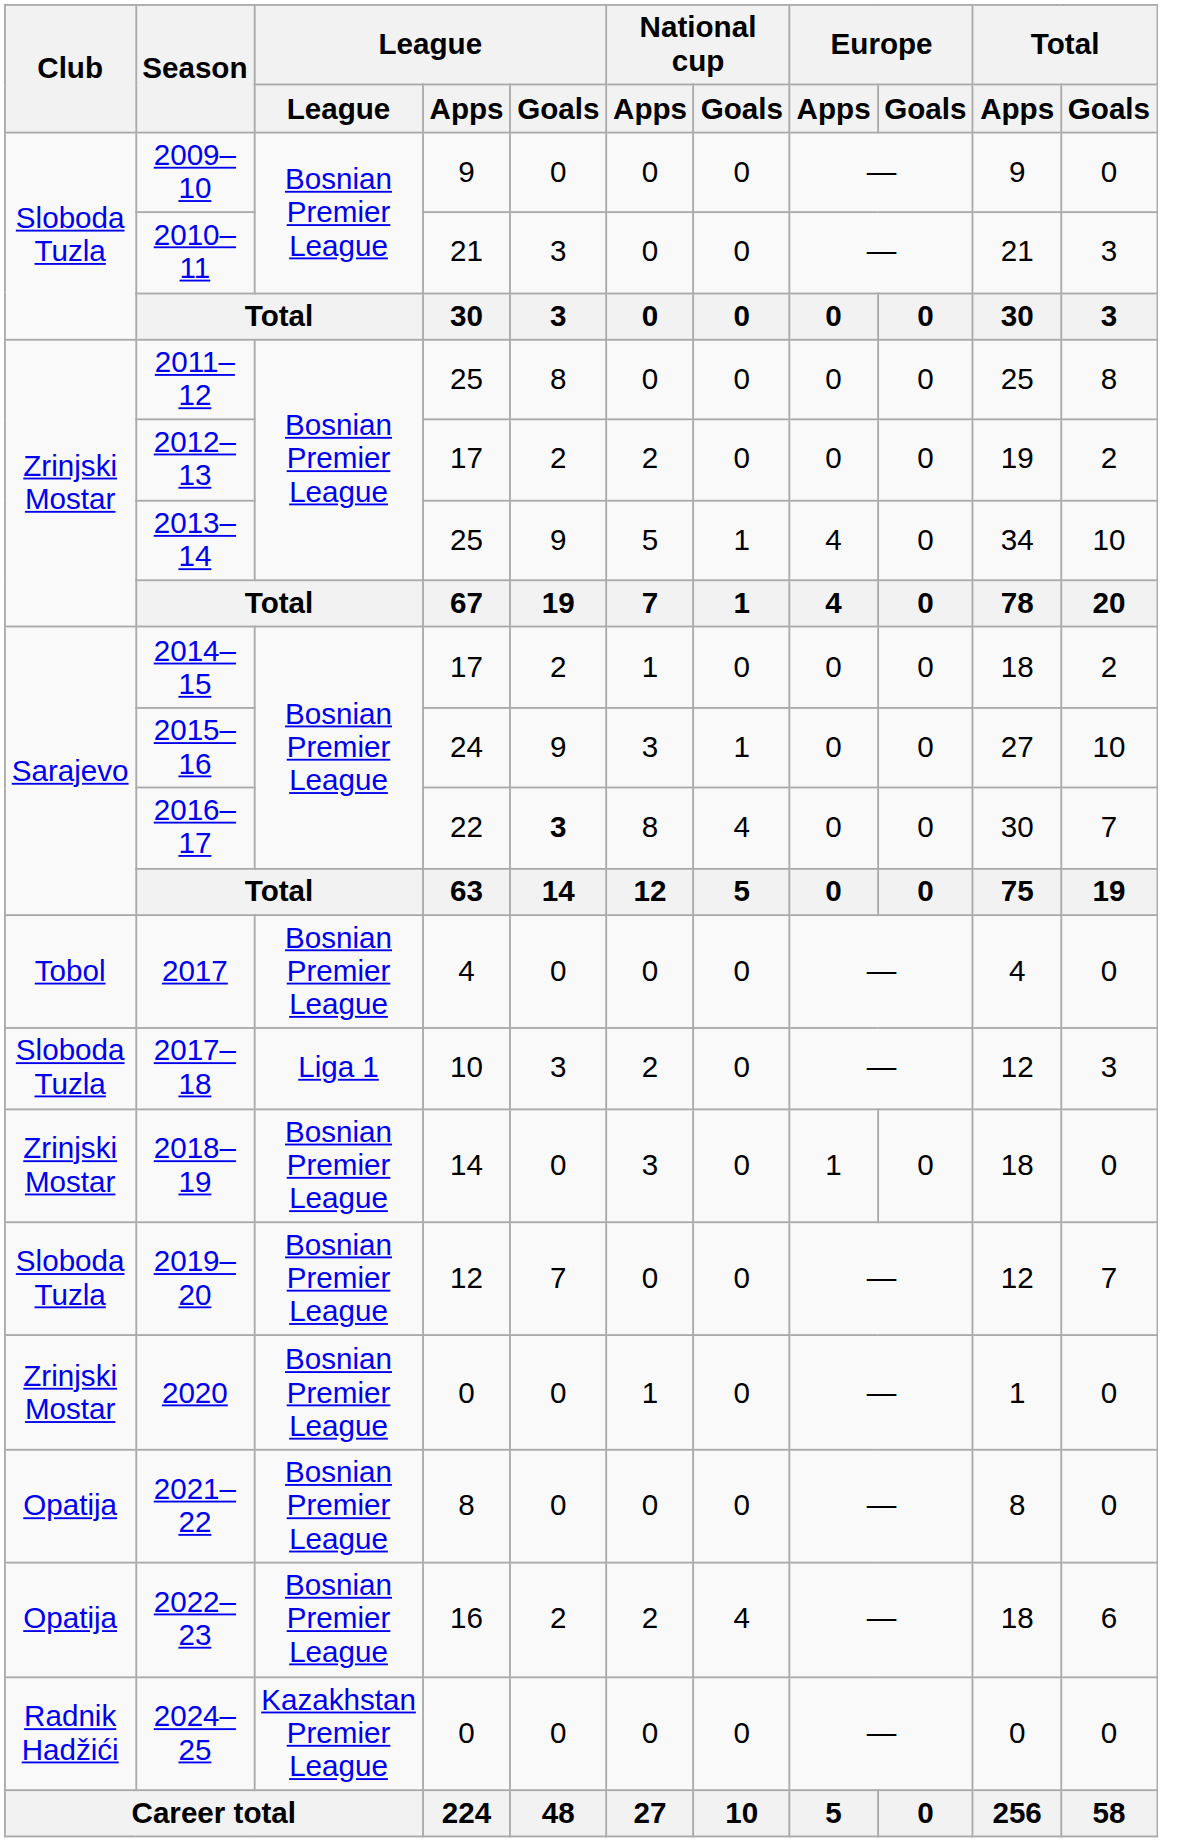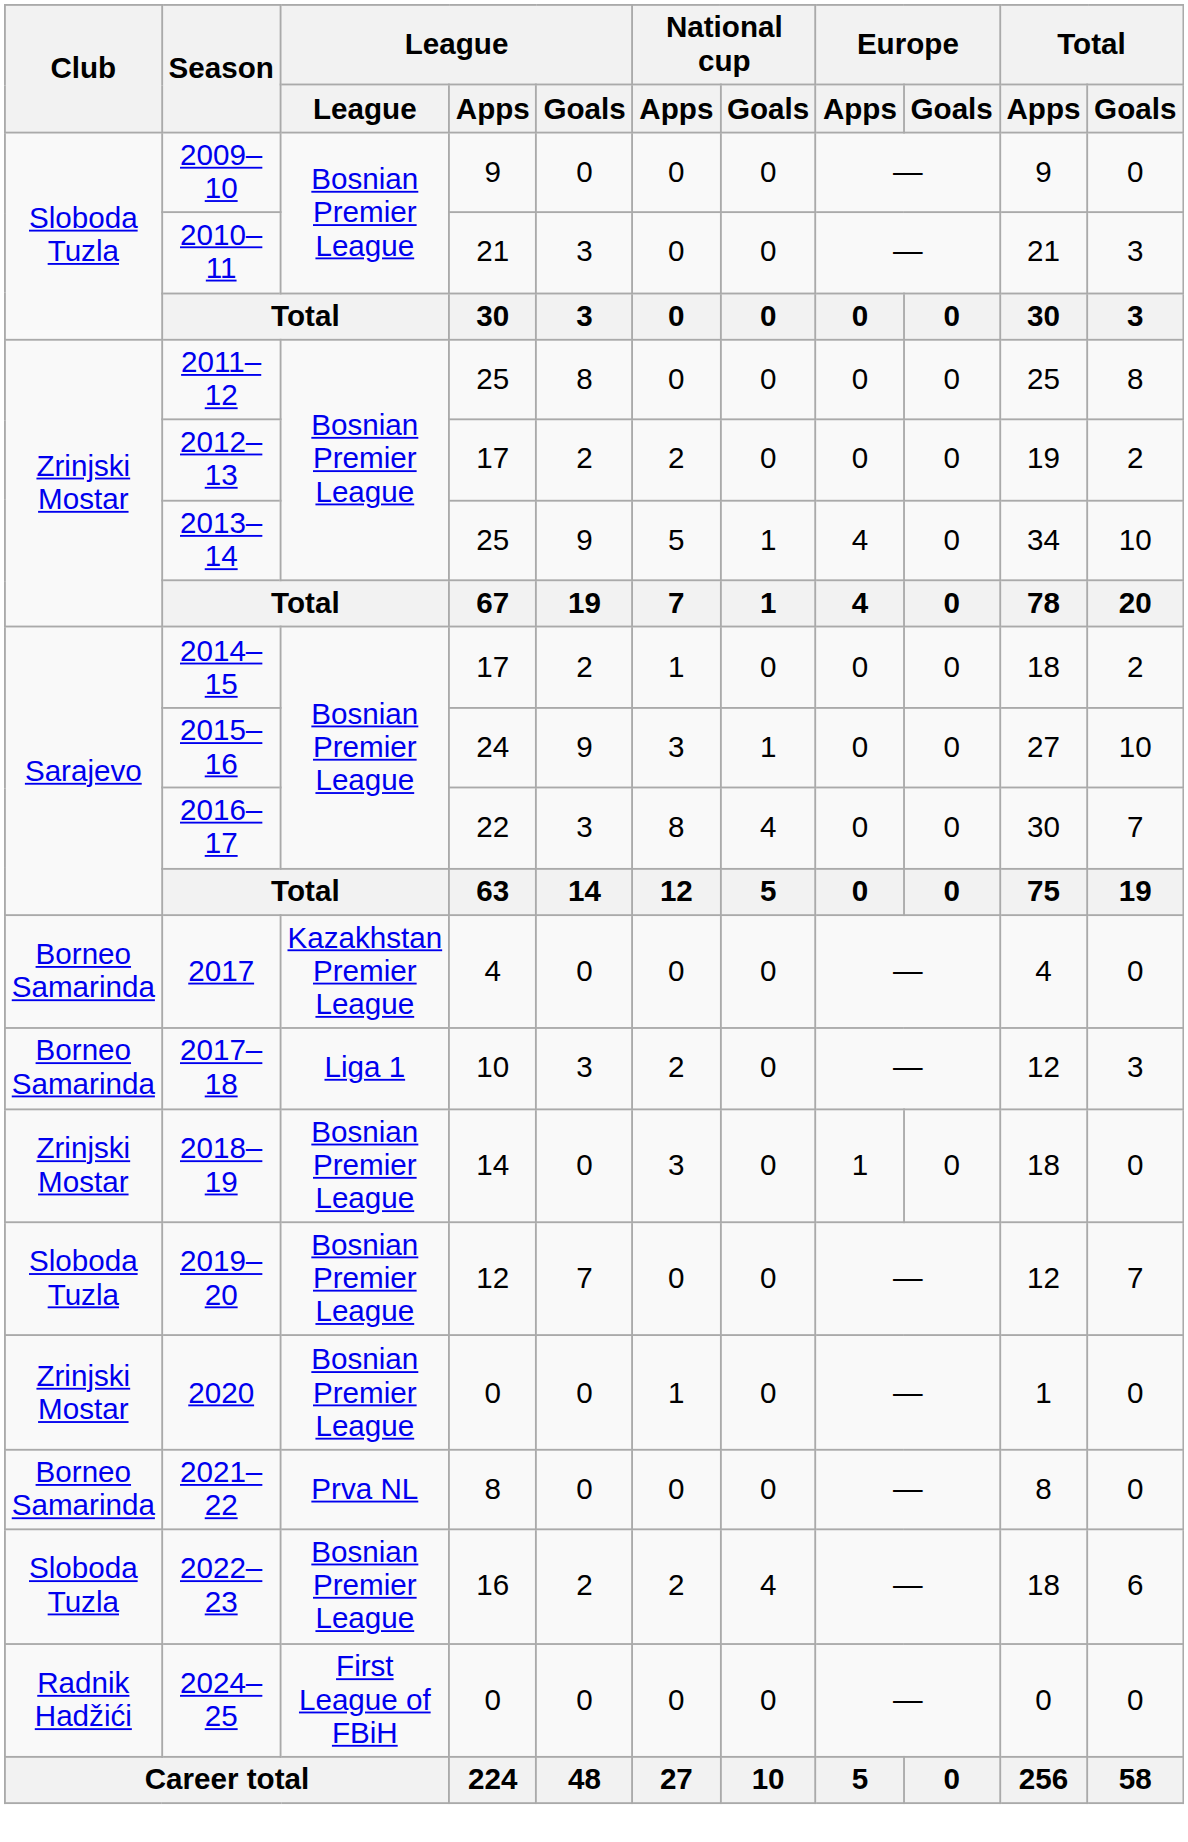(558, 827) bold -> (585, 827) normal
(70, 971) Tobol -> (83, 971) Borneo Samarinda
(339, 971) Bosnian Premier League -> (365, 971) Kazakhstan Premier League
(70, 1068) Sloboda Tuzla -> (83, 1068) Borneo Samarinda
(70, 1505) Opatija -> (83, 1489) Borneo Samarinda
(339, 1505) Bosnian Premier League -> (365, 1489) Prva NL
(70, 1619) Opatija -> (83, 1585) Sloboda Tuzla
(339, 1732) Kazakhstan Premier League -> (365, 1699) First League of FBiH
